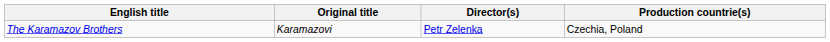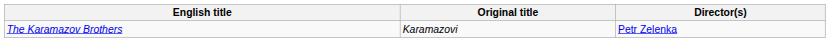- column: (695, 12)
